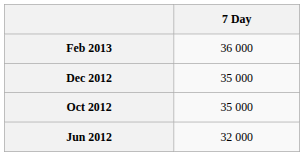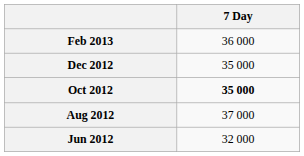(237, 107) normal -> (238, 90) bold
+ row: (90, 114)
